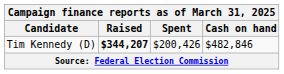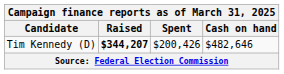(229, 45) $482,846 -> (229, 45) $482,646
